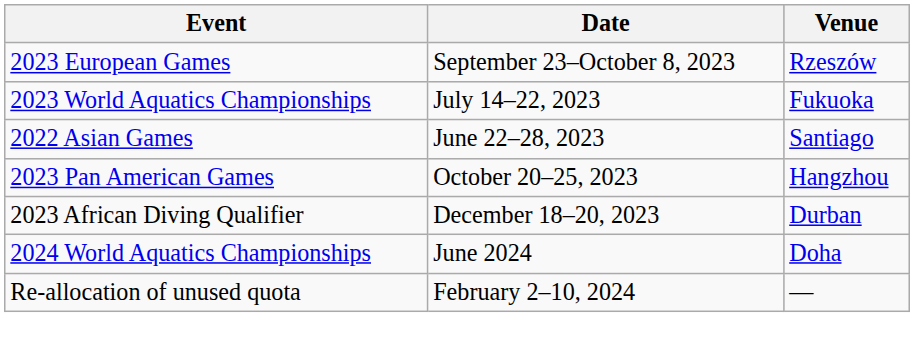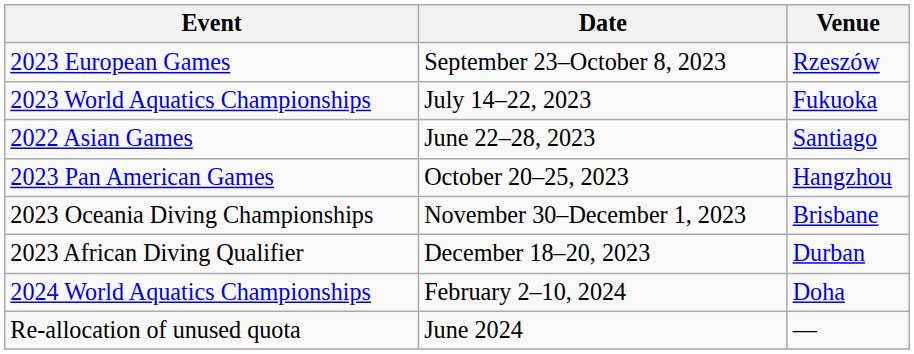+ row: (192, 215)
(482, 253) June 2024 -> (525, 291) February 2–10, 2024
(534, 291) February 2–10, 2024 -> (473, 330) June 2024
